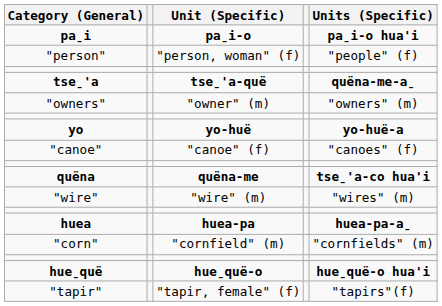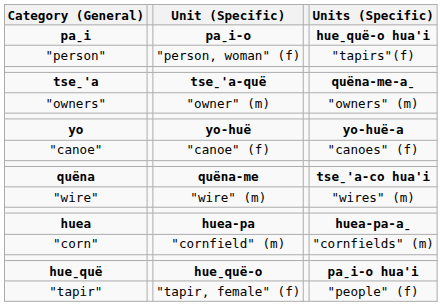(373, 35) pa̱i-o hua'i -> (373, 35) hue̱quë-o hua'i
(373, 56) "people" (f) -> (373, 56) "tapirs"(f)
(373, 271) hue̱quë-o hua'i -> (373, 271) pa̱i-o hua'i
(373, 291) "tapirs"(f) -> (373, 291) "people" (f)
